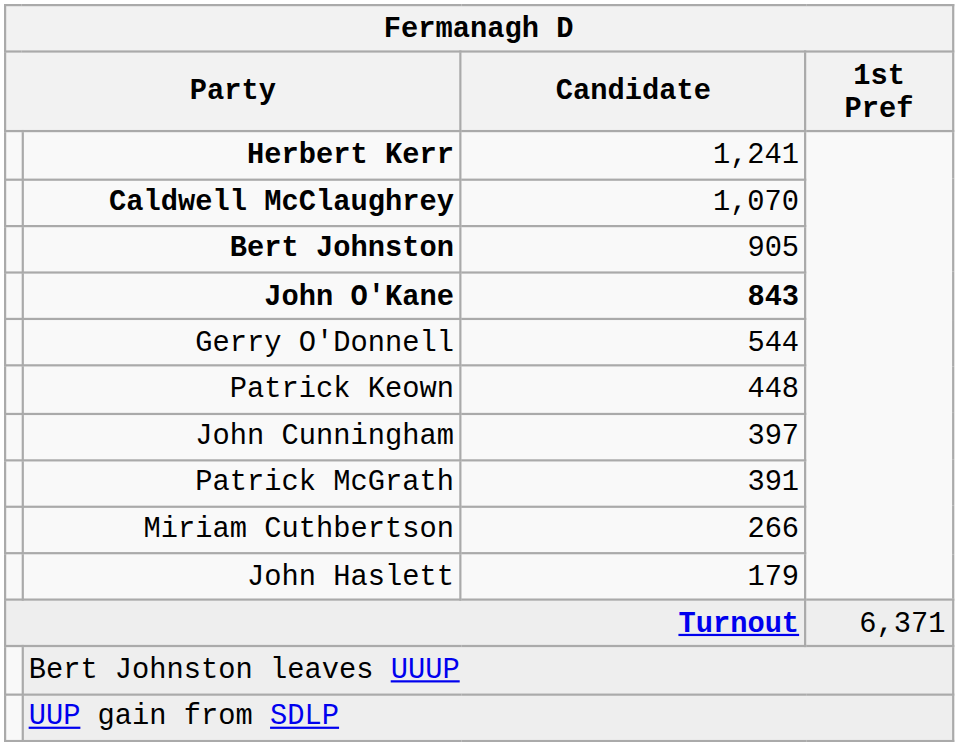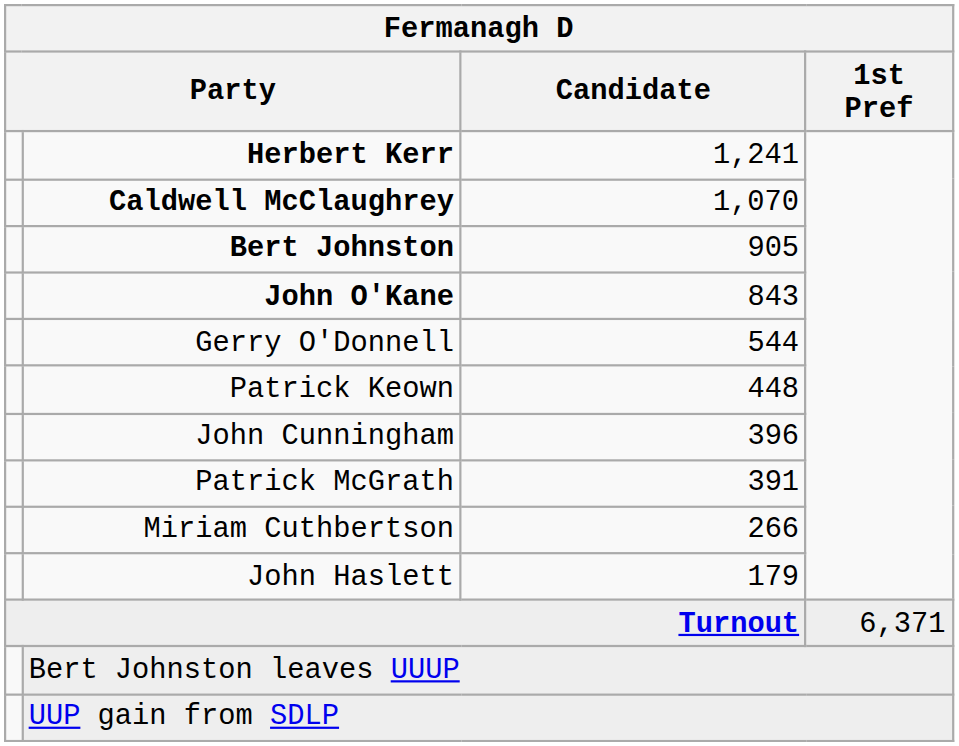(773, 296) bold -> (773, 296) normal
(773, 436) 397 -> (773, 436) 396
